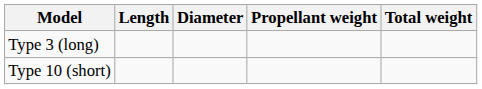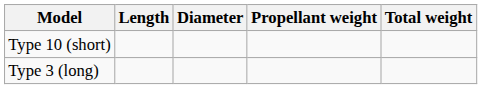rows swapped: (60, 70) <-> (54, 44)
